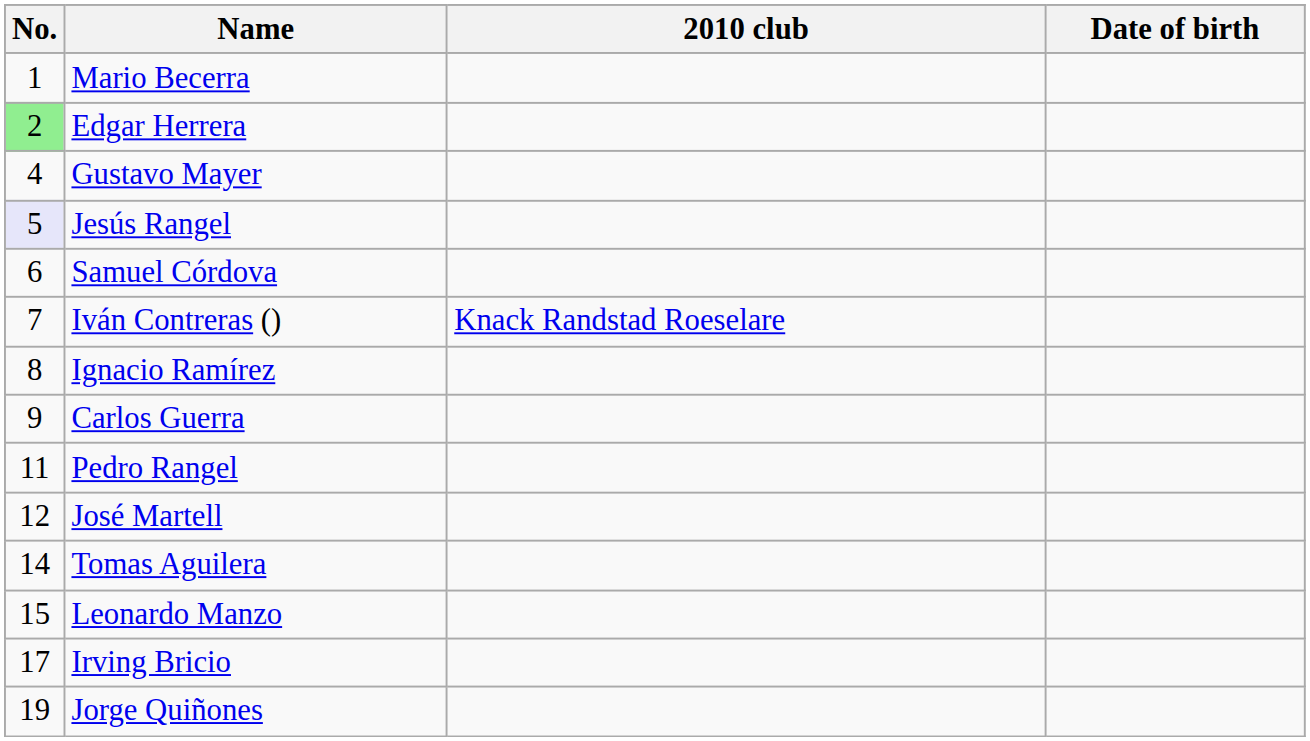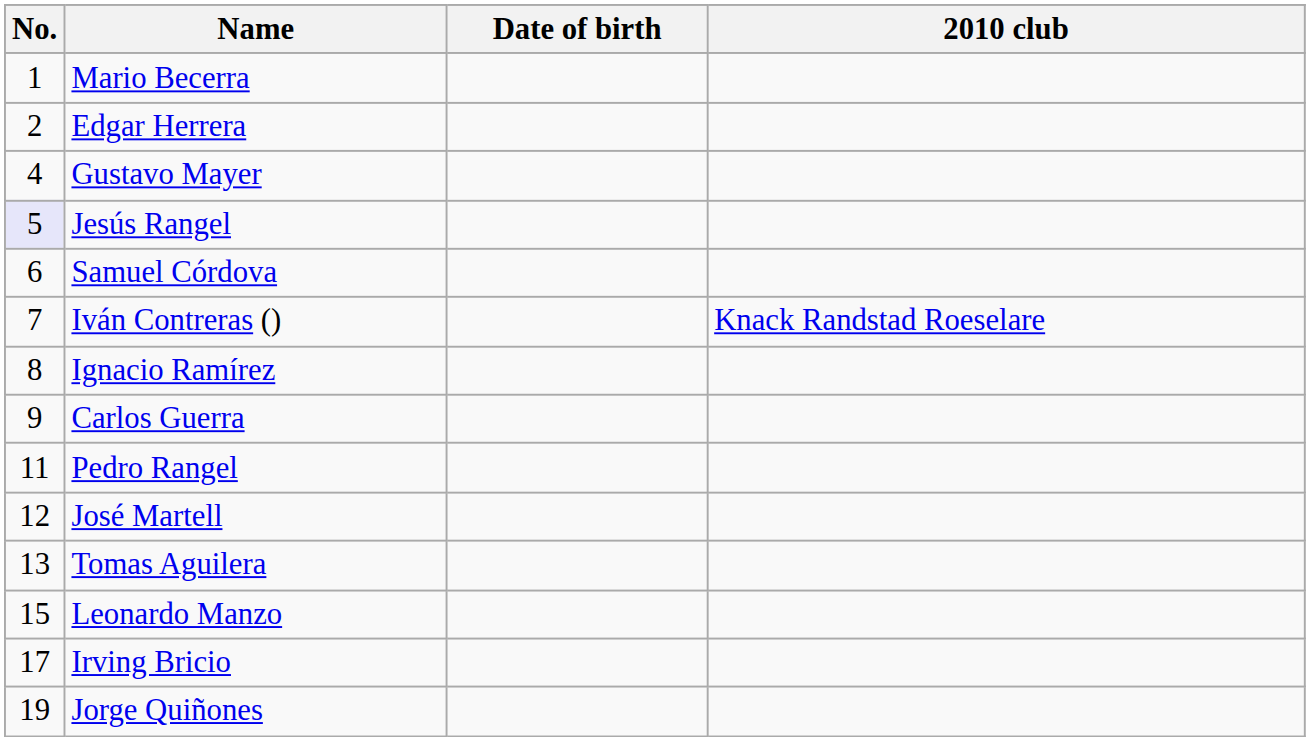columns swapped: (1175, 28) <-> (746, 28)
(35, 126) lightgreen background -> (35, 126) no background
(35, 564) 14 -> (35, 564) 13
